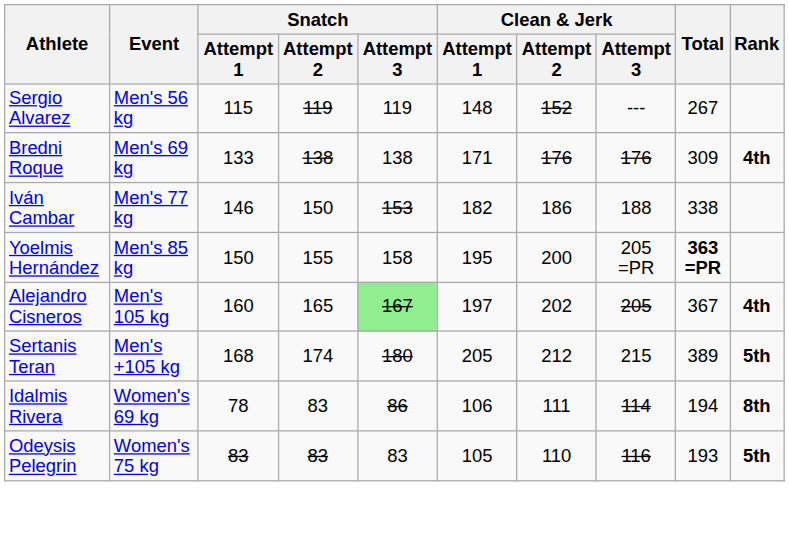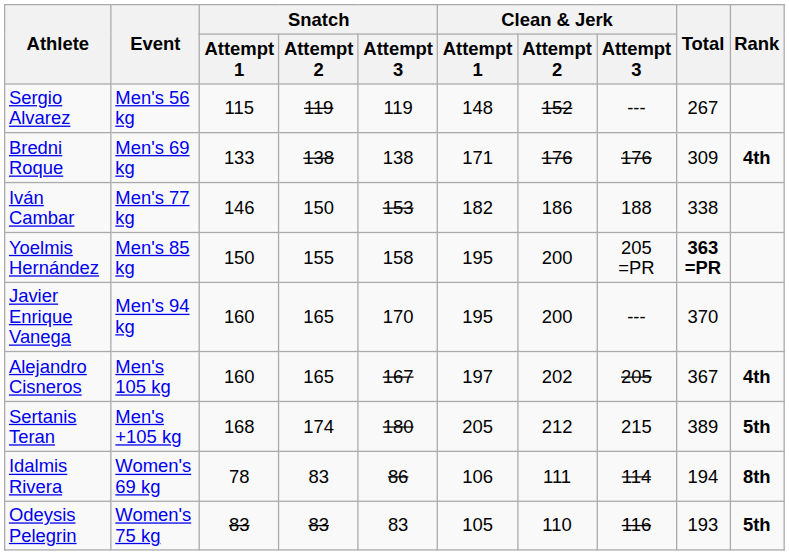+ row: (41, 317)
(397, 307) lightgreen background -> (398, 377) no background
